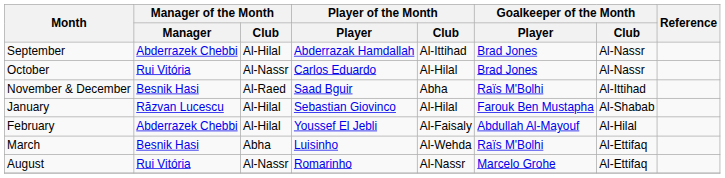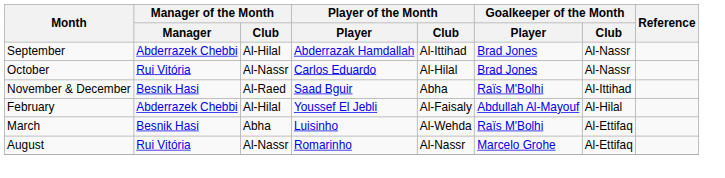- row: (28, 107)
